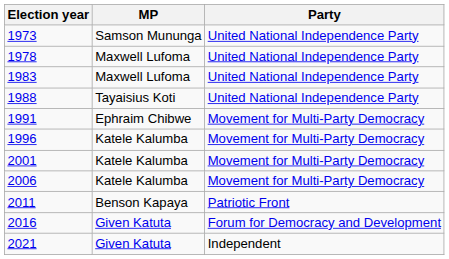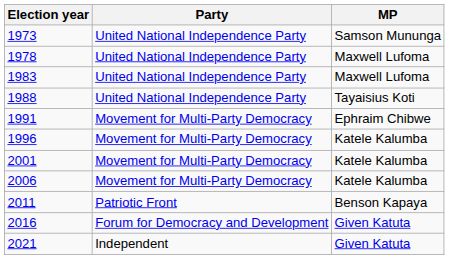columns swapped: (148, 14) <-> (324, 14)
